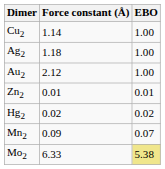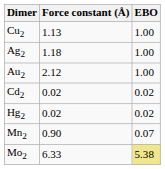(52, 32) 1.14 -> (52, 32) 1.13
- row: (15, 93)
+ row: (16, 93)
(52, 134) 0.09 -> (52, 134) 0.90
